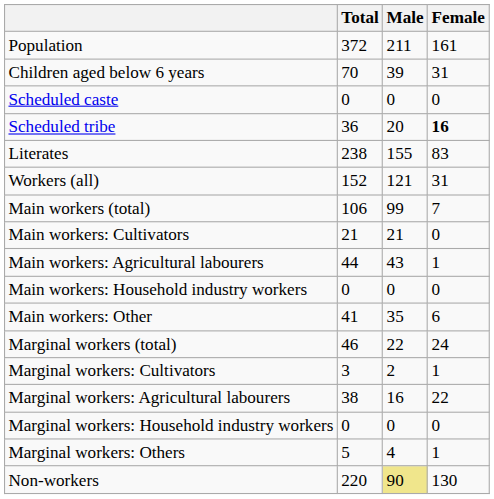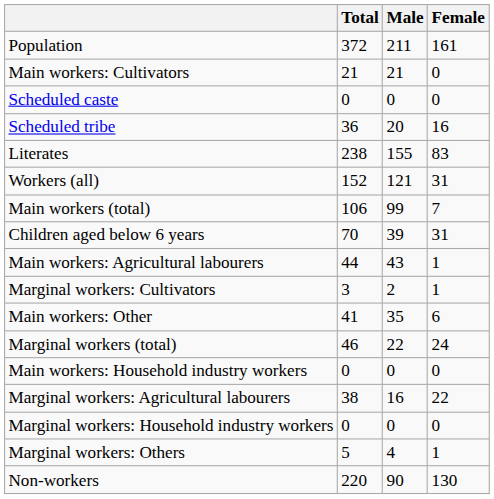rows swapped: (106, 72) <-> (99, 235)
(440, 126) bold -> (440, 126) normal
rows swapped: (158, 289) <-> (112, 371)
(395, 479) khaki background -> (395, 479) no background
